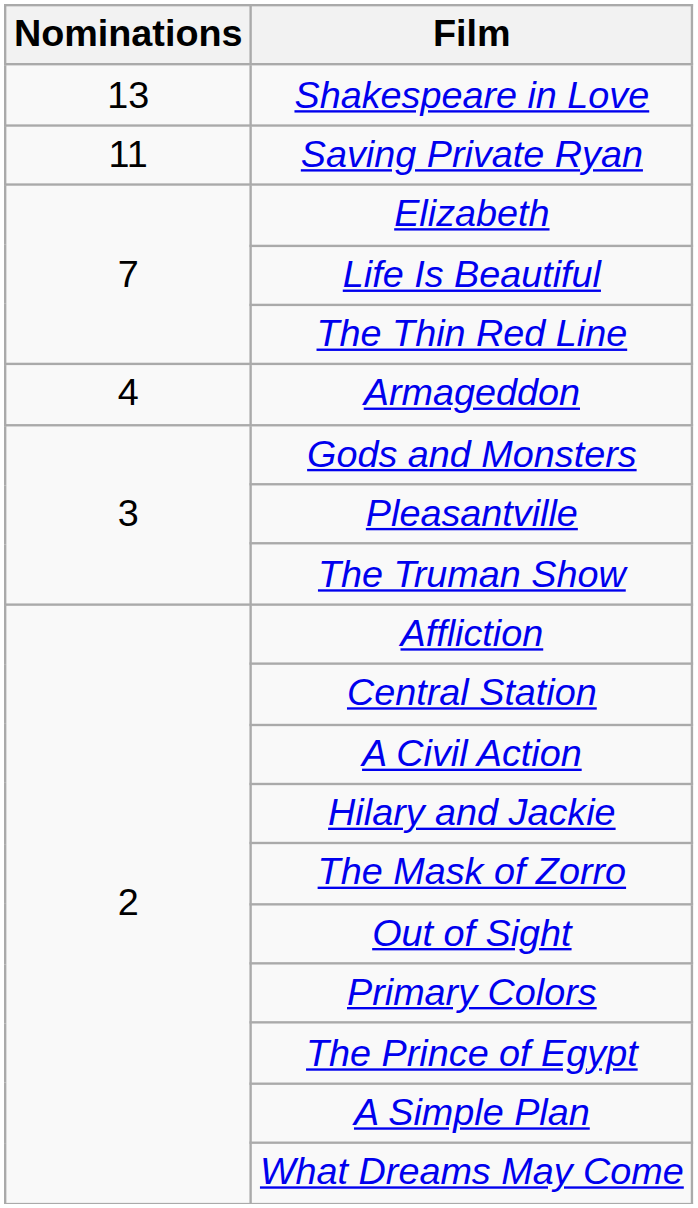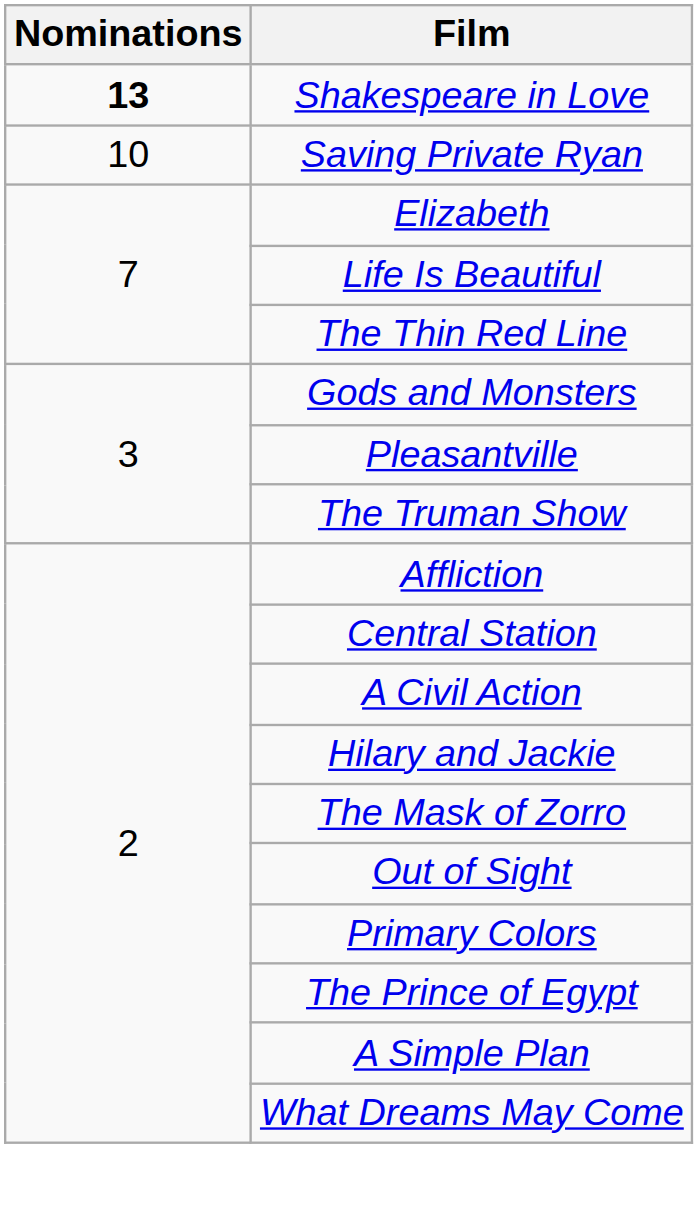(128, 94) normal -> (128, 94) bold
(128, 154) 11 -> (128, 154) 10
- row: (472, 393)
